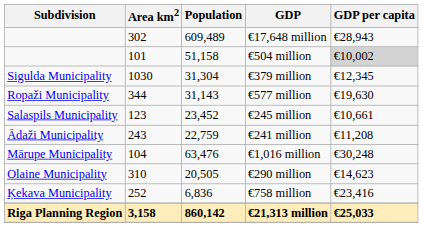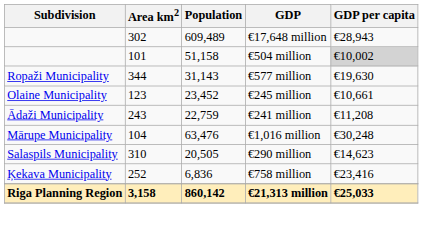- row: (280, 76)
(62, 115) Salaspils Municipality -> (57, 95) Olaine Municipality
(57, 173) Olaine Municipality -> (62, 154) Salaspils Municipality
